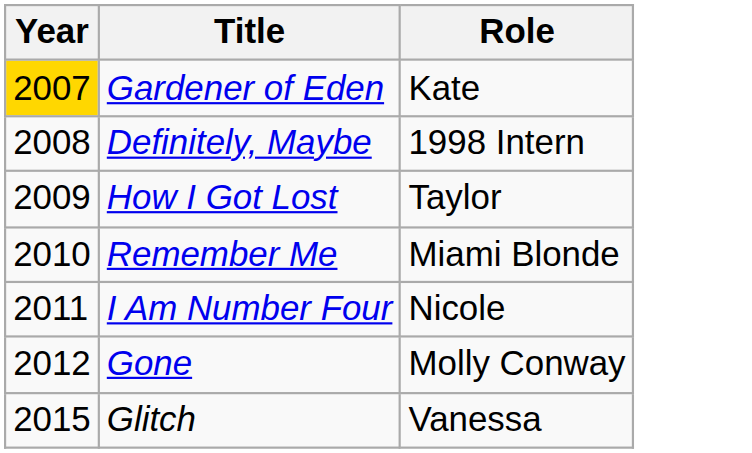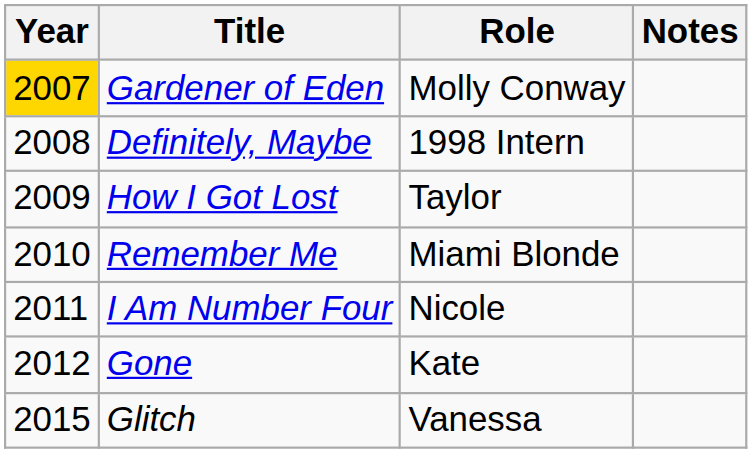+ column: (690, 32)
(444, 87) Kate -> (517, 87) Molly Conway
(517, 364) Molly Conway -> (444, 364) Kate
